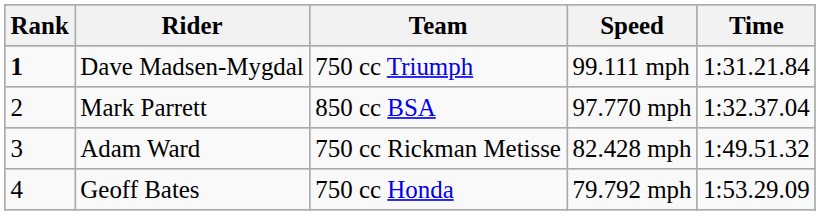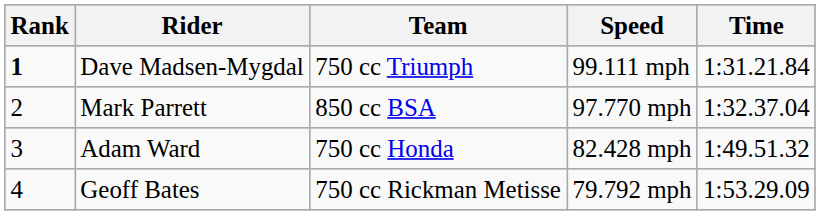(438, 148) 750 cc Rickman Metisse -> (385, 148) 750 cc Honda
(385, 189) 750 cc Honda -> (438, 189) 750 cc Rickman Metisse
